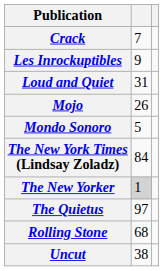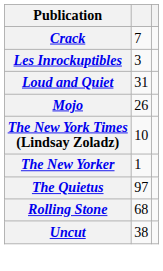(138, 60) 9 -> (138, 60) 3
- row: (68, 127)
(141, 157) 84 -> (141, 135) 10
(138, 187) lightgrey background -> (138, 165) no background
